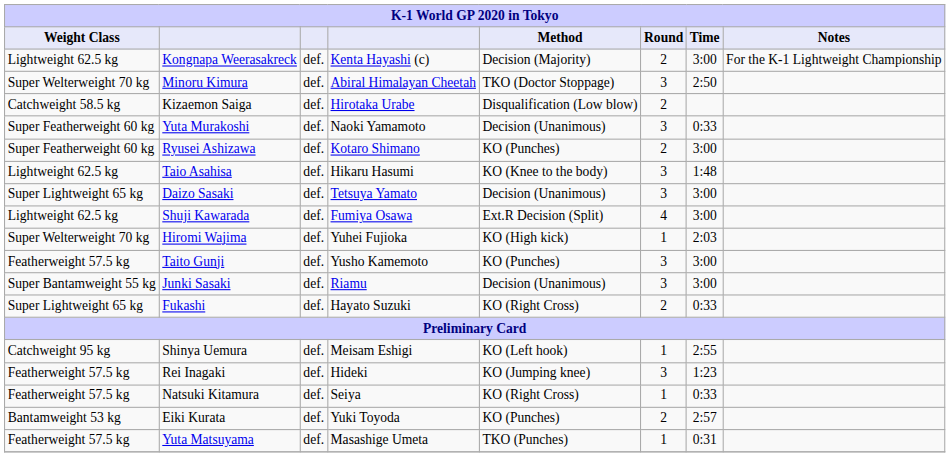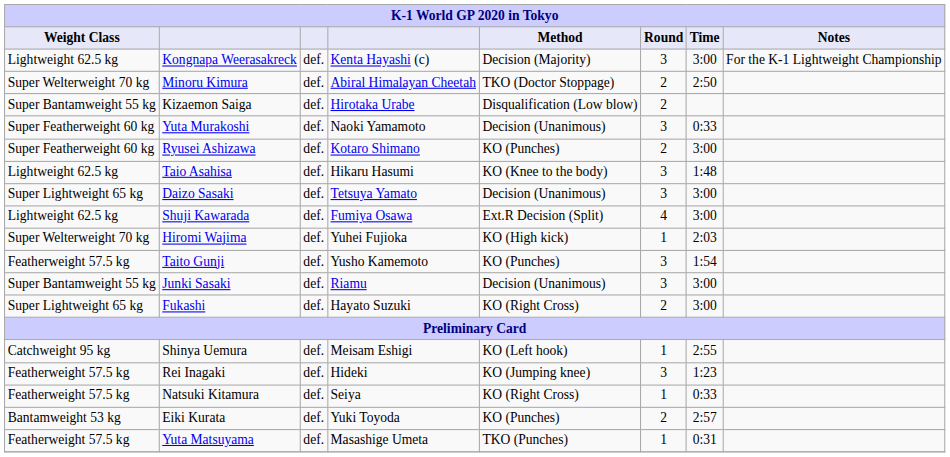(664, 60) 2 -> (664, 60) 3
(664, 82) 3 -> (664, 82) 2
(64, 104) Catchweight 58.5 kg -> (82, 104) Super Bantamweight 55 kg
(705, 261) 3:00 -> (705, 261) 1:54
(705, 306) 0:33 -> (705, 306) 3:00
